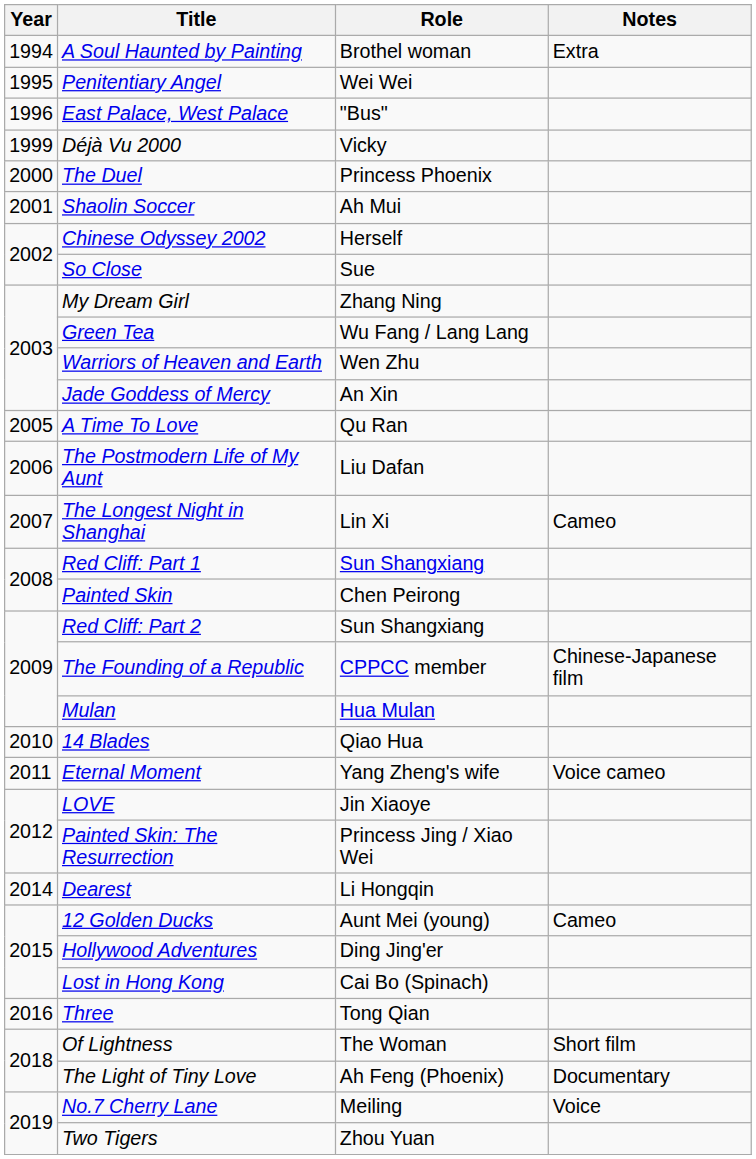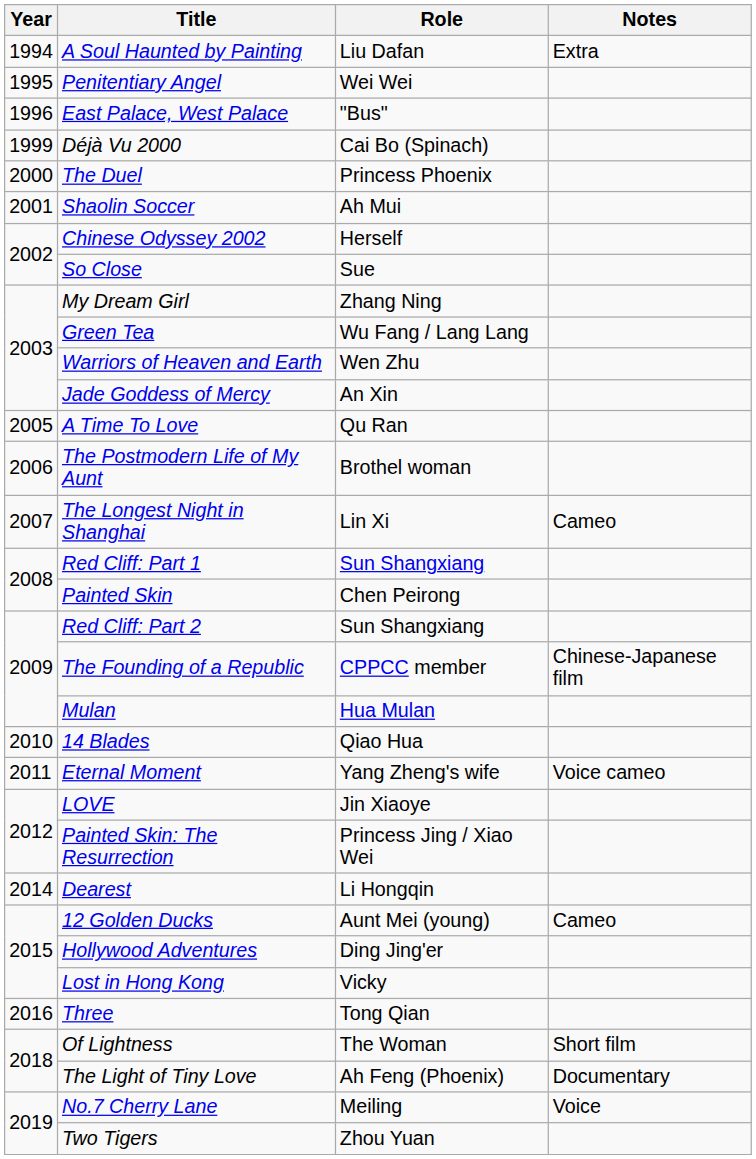(405, 51) Brothel woman -> (382, 51) Liu Dafan
(363, 144) Vicky -> (414, 144) Cai Bo (Spinach)
(382, 468) Liu Dafan -> (405, 468) Brothel woman
(414, 982) Cai Bo (Spinach) -> (363, 982) Vicky
